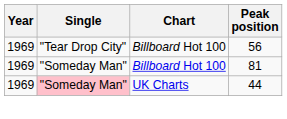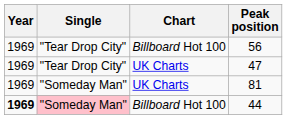+ row: (255, 66)
(179, 66) Billboard Hot 100 -> (161, 85) UK Charts
(21, 85) normal -> (21, 104) bold
(161, 85) UK Charts -> (179, 104) Billboard Hot 100
